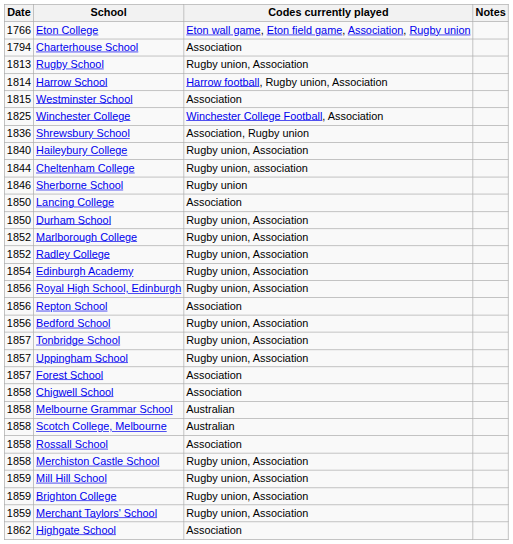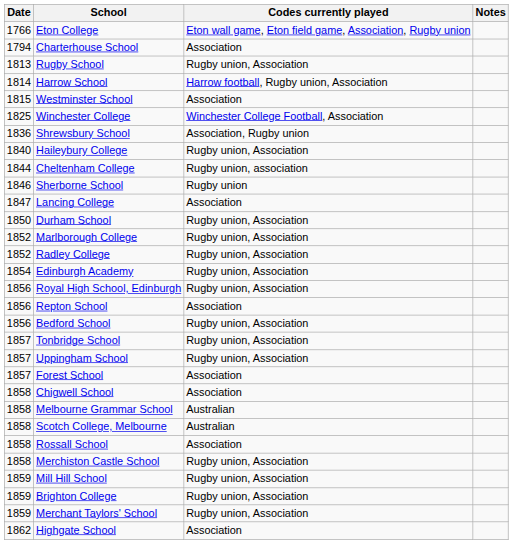(19, 202) 1850 -> (19, 202) 1847
